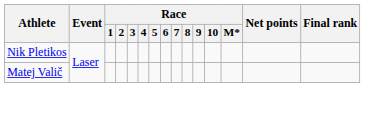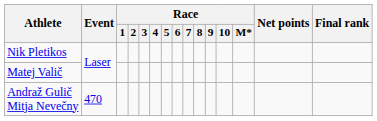+ row: (43, 99)
